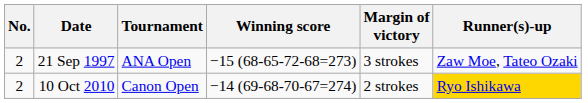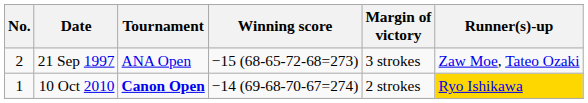(19, 86) 2 -> (19, 86) 1
(160, 86) normal -> (163, 86) bold
